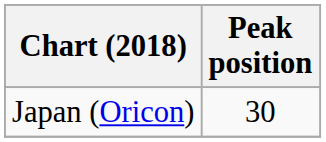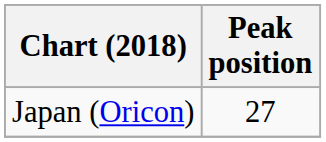(260, 111) 30 -> (260, 111) 27
